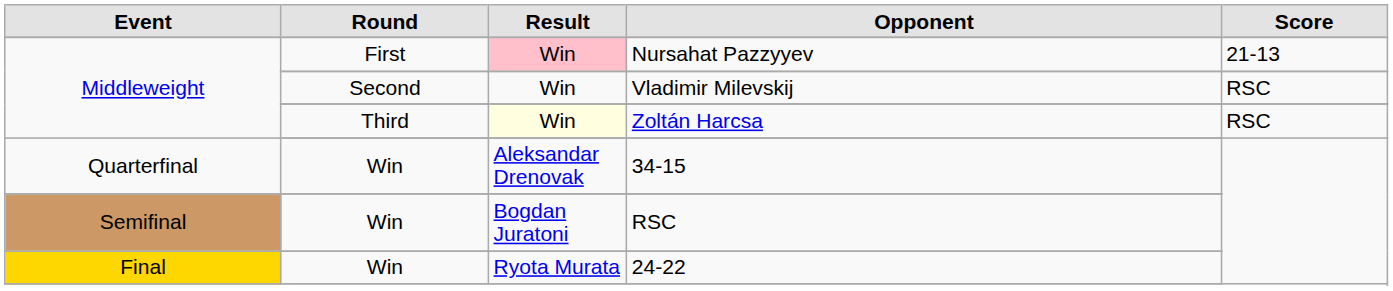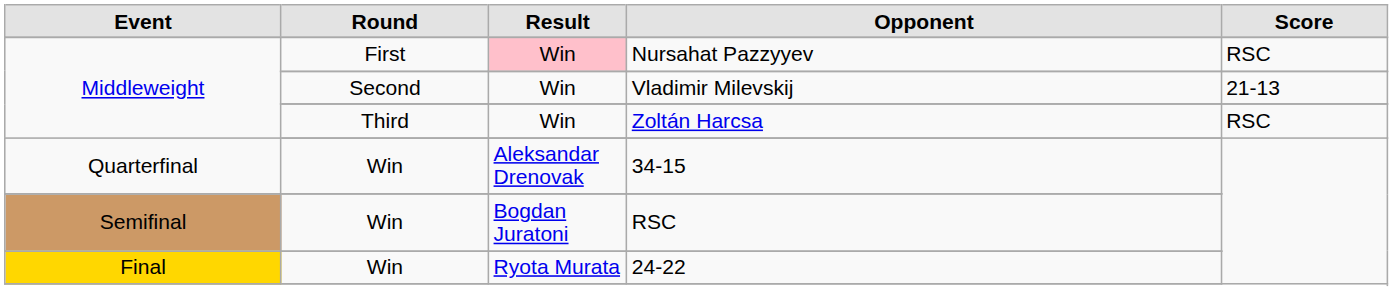(1253, 54) 21-13 -> (1248, 54) RSC
(1248, 87) RSC -> (1253, 87) 21-13
(558, 121) lightyellow background -> (558, 121) no background
